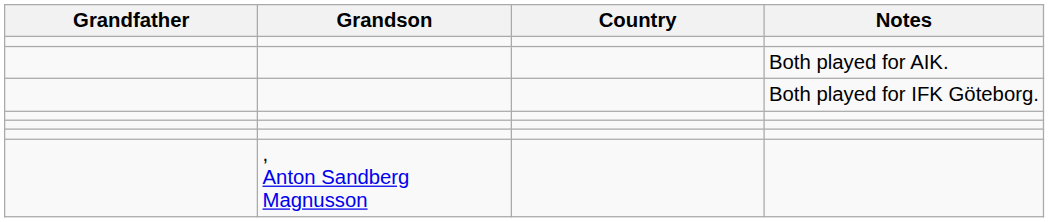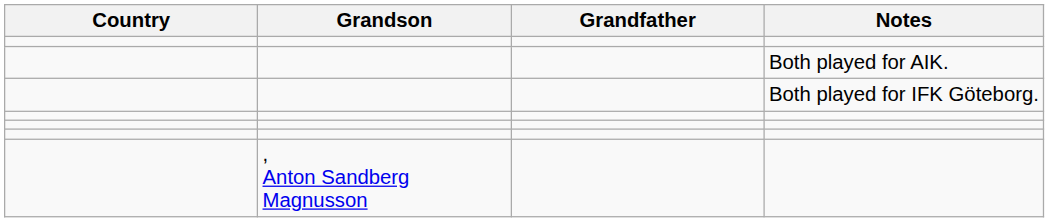columns swapped: (131, 20) <-> (638, 20)
